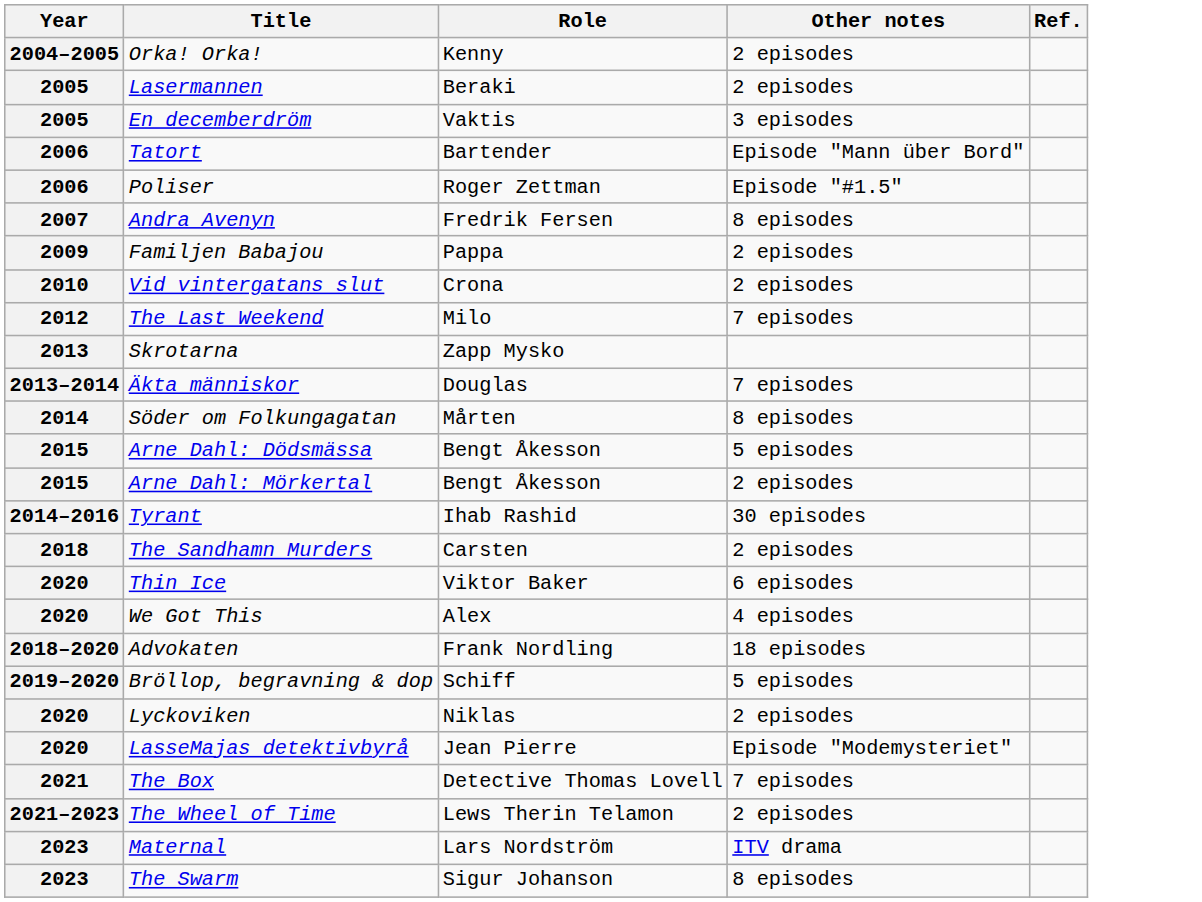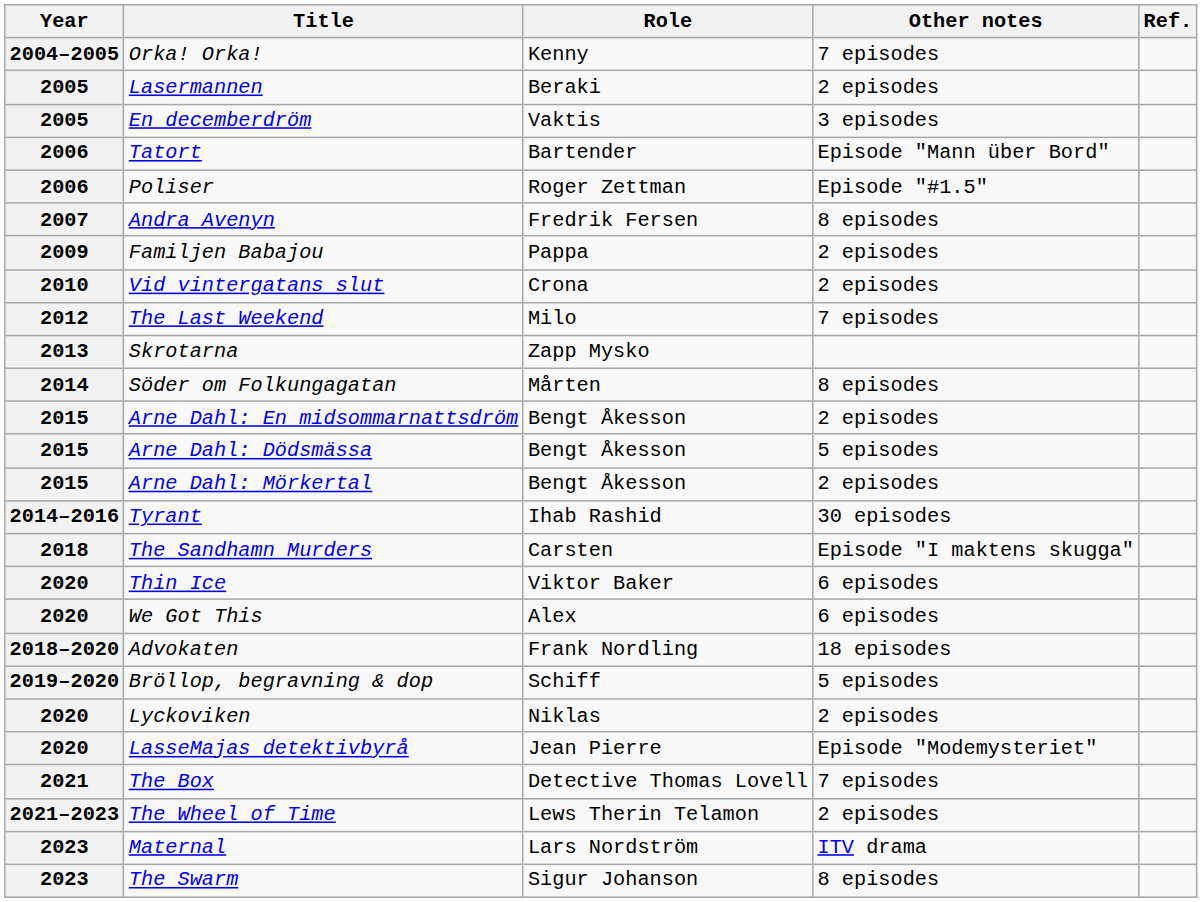(793, 54) 2 episodes -> (878, 54) 7 episodes
- row: (214, 385)
+ row: (324, 418)
(793, 550) 2 episodes -> (976, 550) Episode "I maktens skugga"
(793, 616) 4 episodes -> (878, 616) 6 episodes
